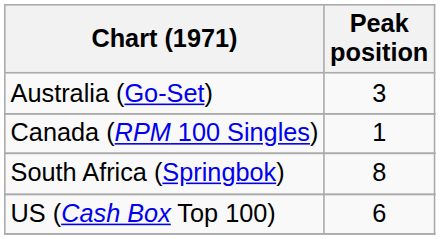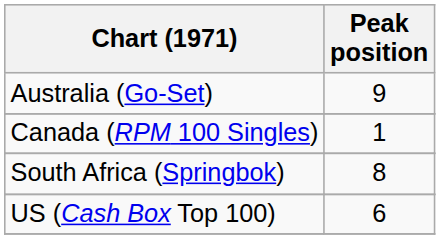(379, 93) 3 -> (379, 93) 9
